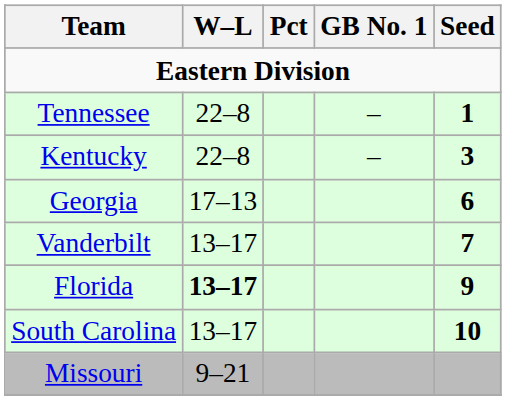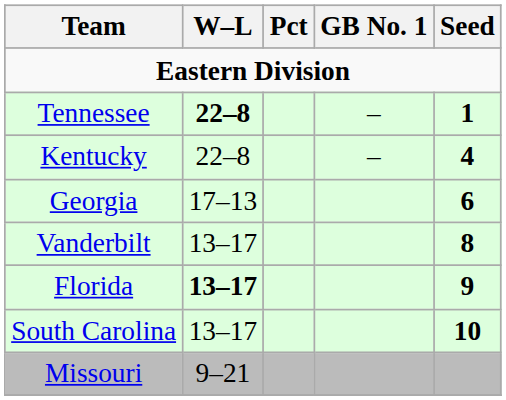(223, 113) normal -> (223, 113) bold
(467, 156) 3 -> (467, 156) 4
(467, 243) 7 -> (467, 243) 8
